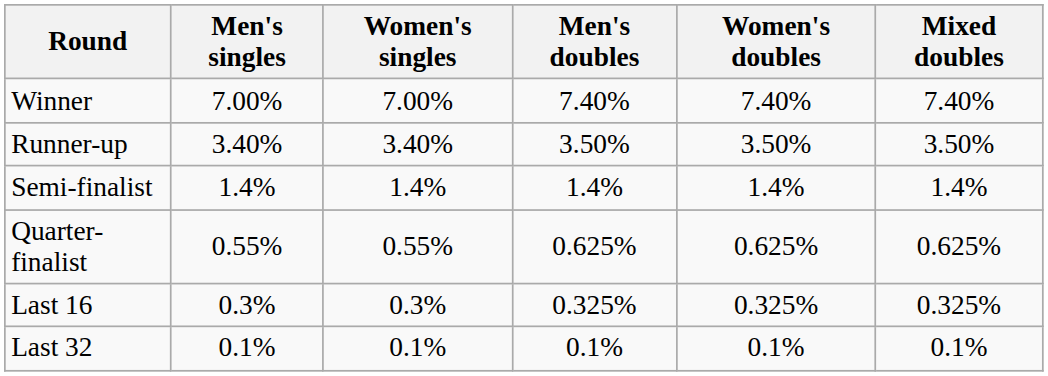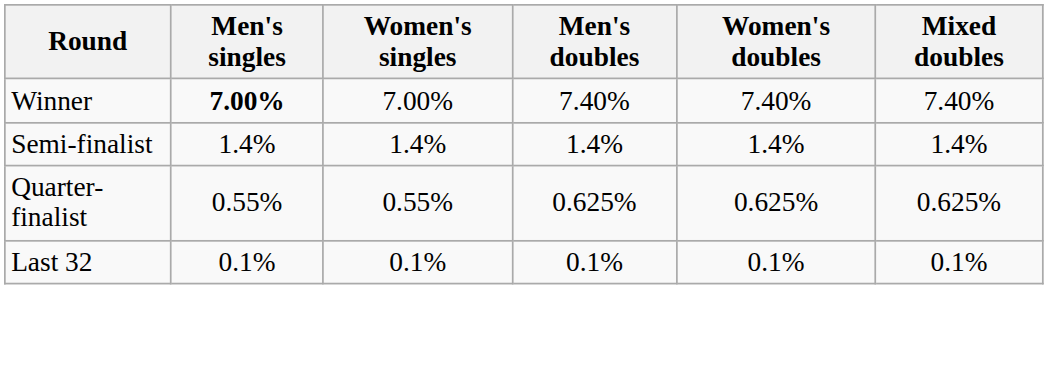(247, 100) normal -> (247, 100) bold
- row: (69, 143)
- row: (52, 304)
